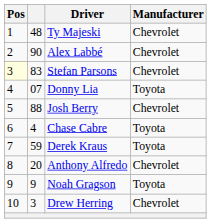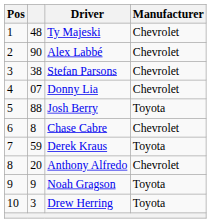(10, 70) lightyellow background -> (10, 70) no background
(36, 70) 83 -> (36, 70) 38
(149, 89) Toyota -> (156, 89) Chevrolet
(156, 108) Chevrolet -> (149, 108) Toyota
(33, 127) 4 -> (33, 127) 8
(149, 127) Toyota -> (156, 127) Chevrolet
(156, 203) Chevrolet -> (149, 203) Toyota
